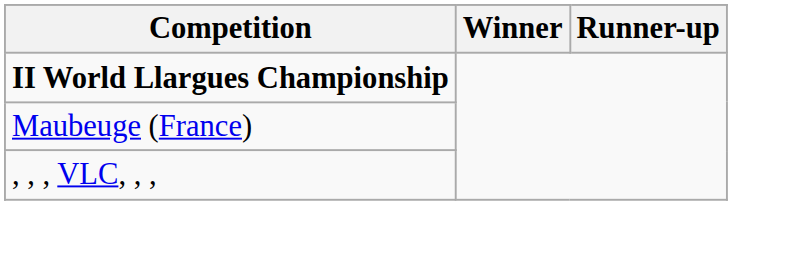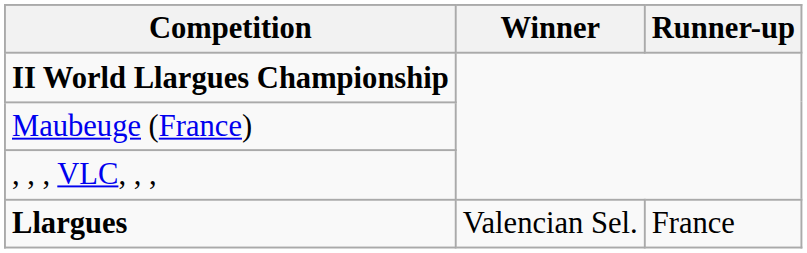+ row: (70, 222)
